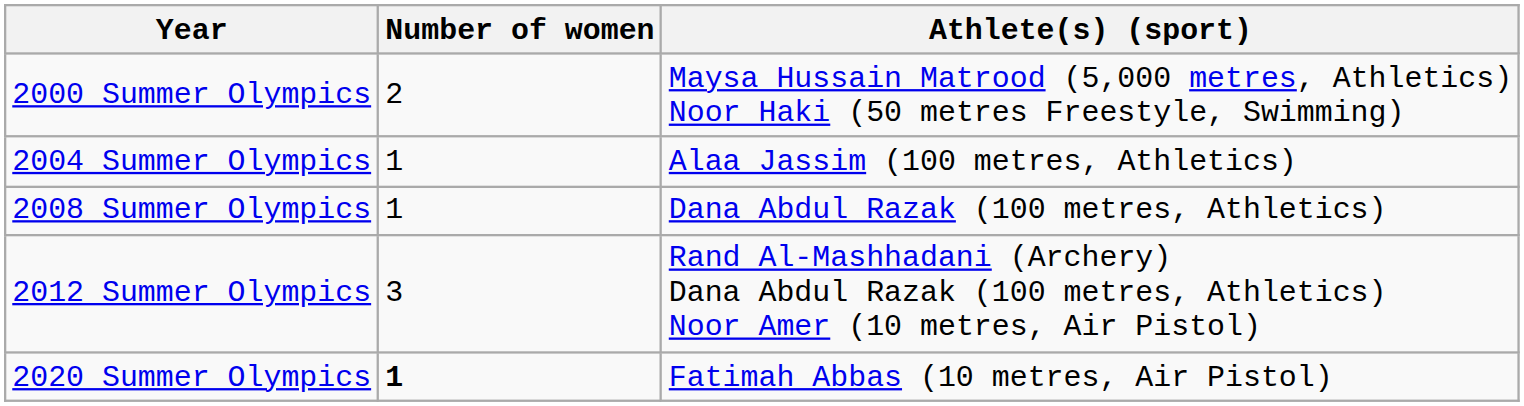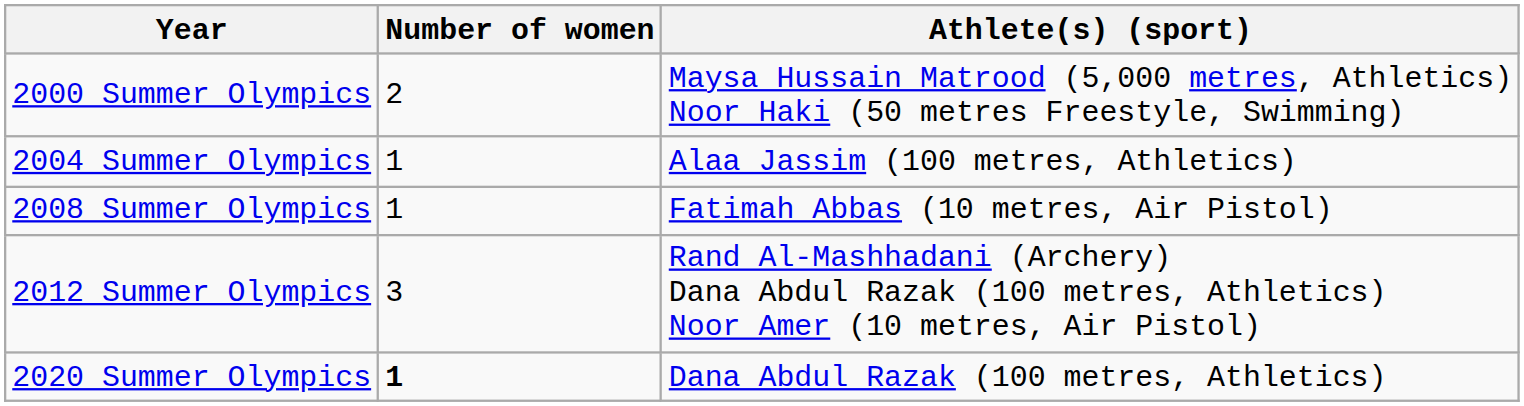(1028, 210) Dana Abdul Razak (100 metres, Athletics) -> (1001, 210) Fatimah Abbas (10 metres, Air Pistol)
(1001, 377) Fatimah Abbas (10 metres, Air Pistol) -> (1028, 377) Dana Abdul Razak (100 metres, Athletics)
